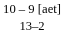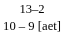rows swapped: (32, 8) <-> (32, 26)
